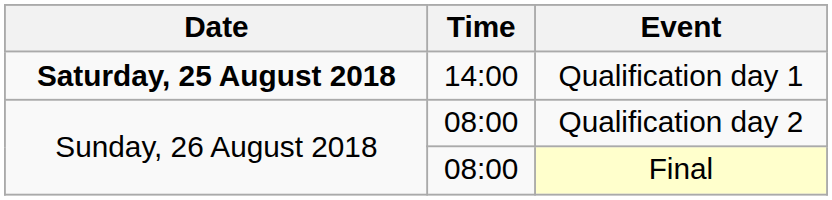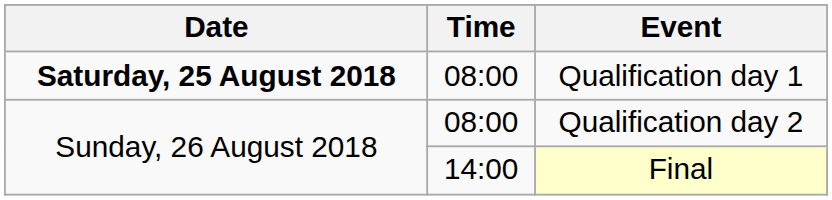(481, 75) 14:00 -> (481, 75) 08:00
(481, 169) 08:00 -> (481, 169) 14:00
